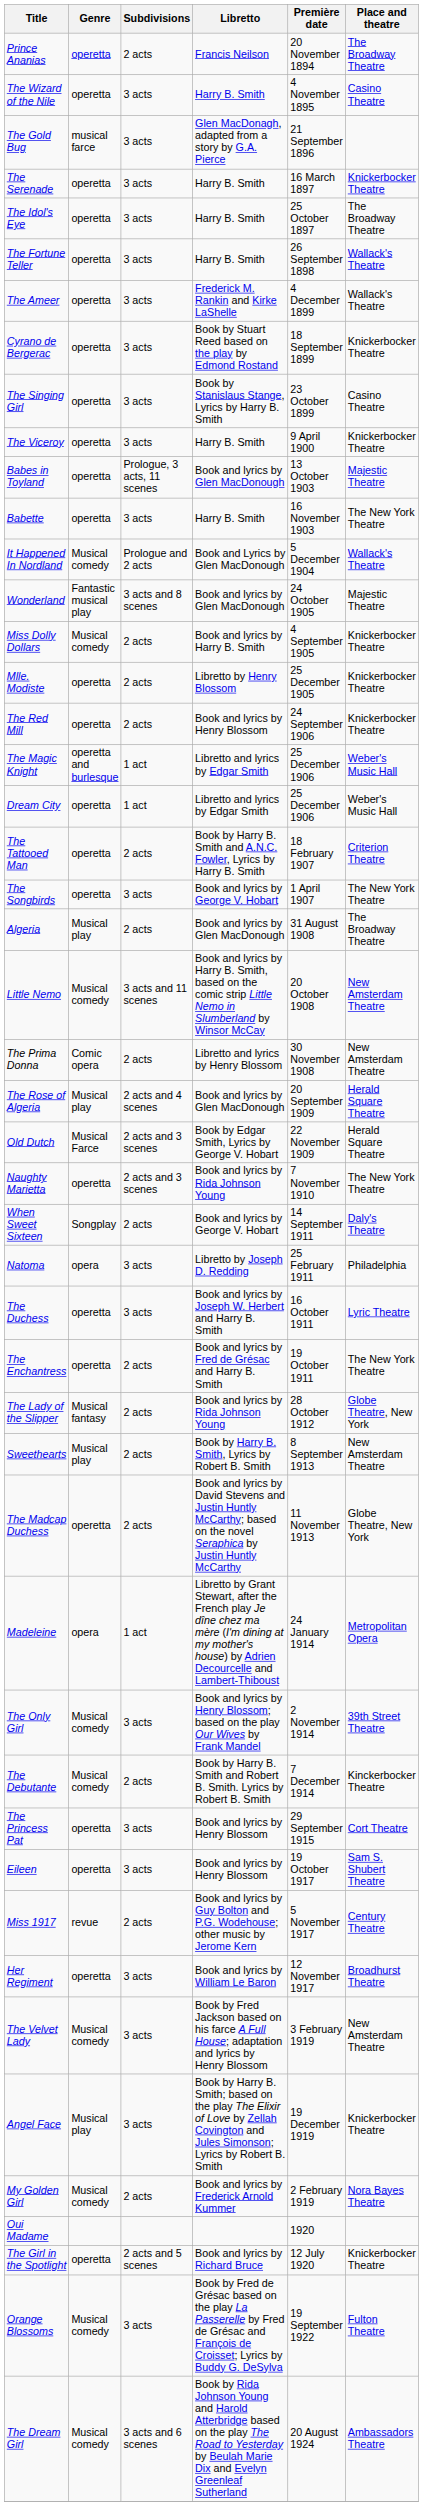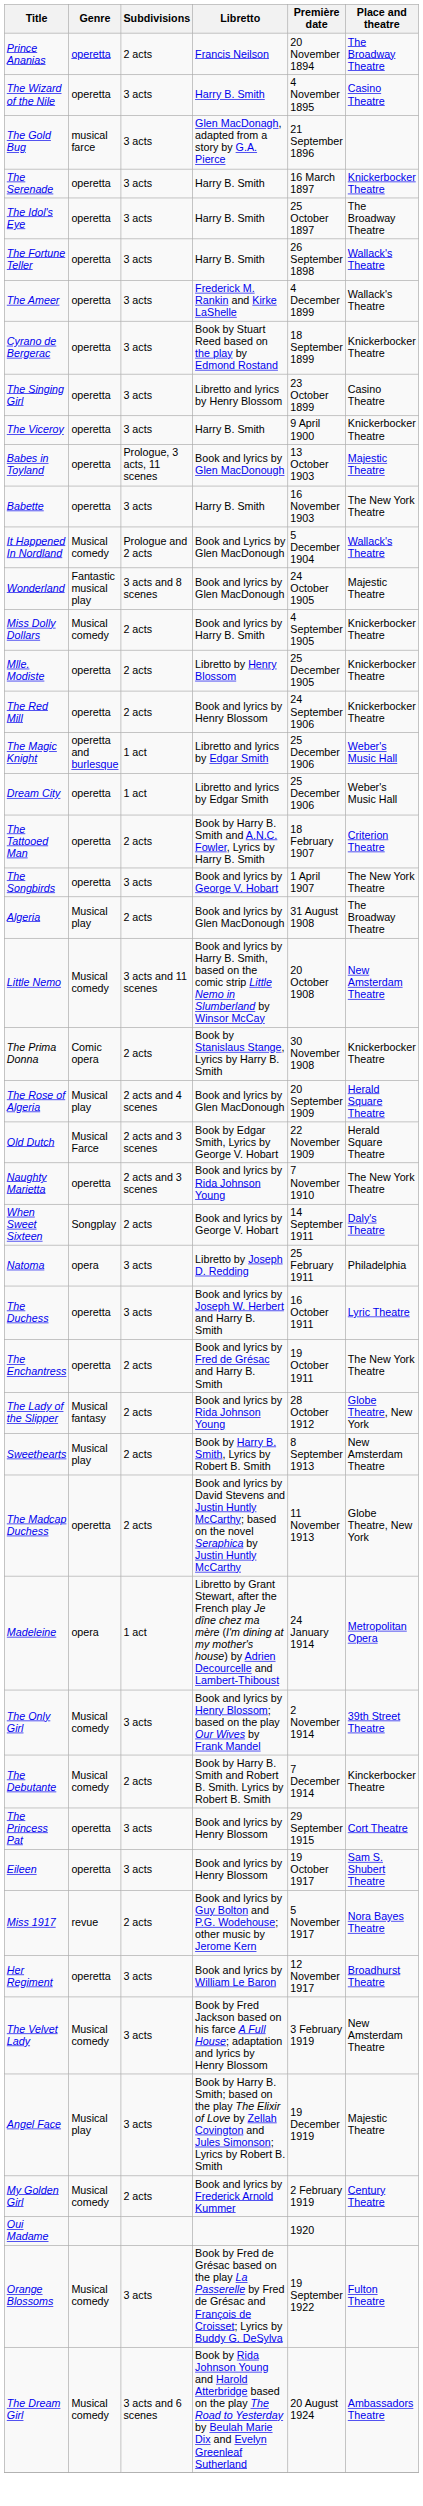(240, 401) Book by Stanislaus Stange, Lyrics by Harry B. Smith -> (239, 395) Libretto and lyrics by Henry Blossom
(239, 1060) Libretto and lyrics by Henry Blossom -> (240, 1054) Book by Stanislaus Stange, Lyrics by Harry B. Smith
(375, 1060) New Amsterdam Theatre -> (382, 1054) Knickerbocker Theatre
(367, 1923) Century Theatre -> (376, 1923) Nora Bayes Theatre
(382, 2124) Knickerbocker Theatre -> (367, 2124) Majestic Theatre
(376, 2196) Nora Bayes Theatre -> (367, 2196) Century Theatre
- row: (37, 2260)
